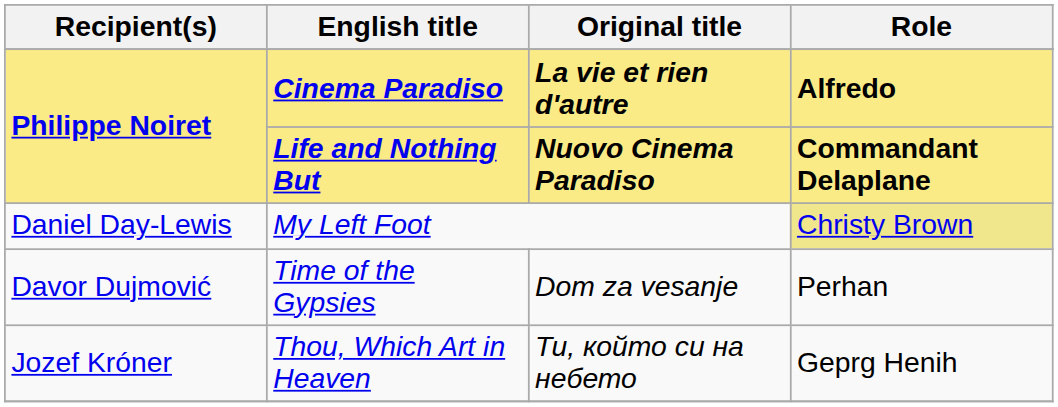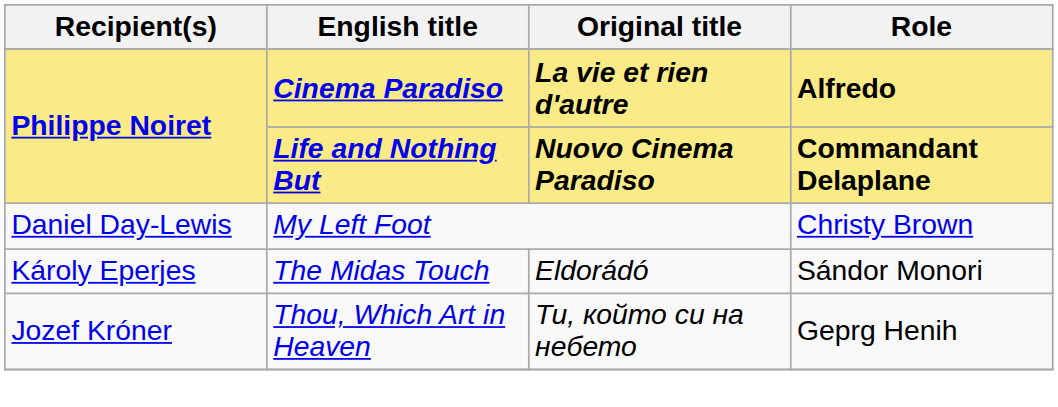(885, 225) khaki background -> (885, 225) no background
- row: (344, 286)
+ row: (381, 270)
